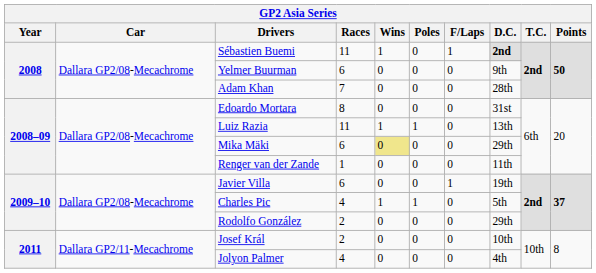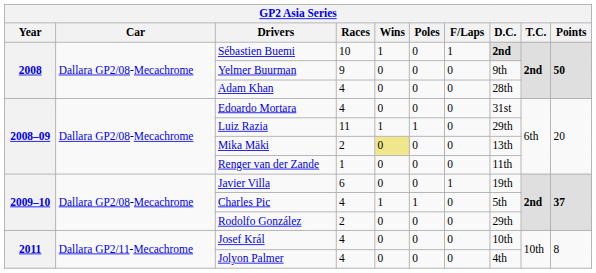(345, 51) 11 -> (345, 51) 10
(342, 70) 6 -> (342, 70) 9
(342, 88) 7 -> (342, 88) 4
(342, 107) 8 -> (342, 107) 4
(503, 126) 13th -> (503, 126) 29th
(342, 145) 6 -> (342, 145) 2
(503, 145) 29th -> (503, 145) 13th
(342, 239) 2 -> (342, 239) 4
